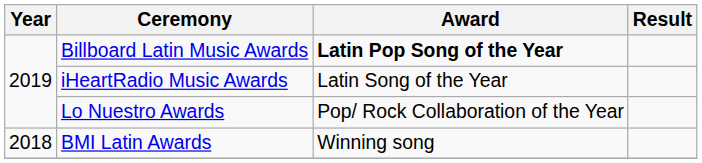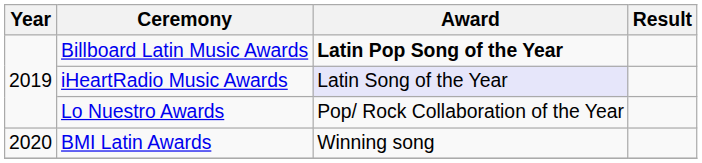(412, 81) no background -> (412, 81) lavender background
(31, 142) 2018 -> (31, 142) 2020
